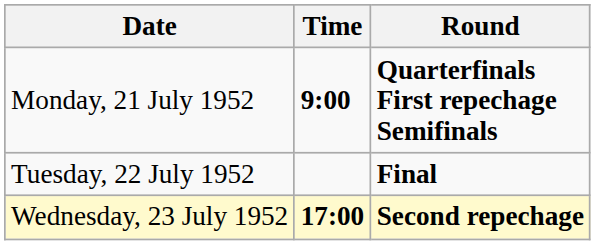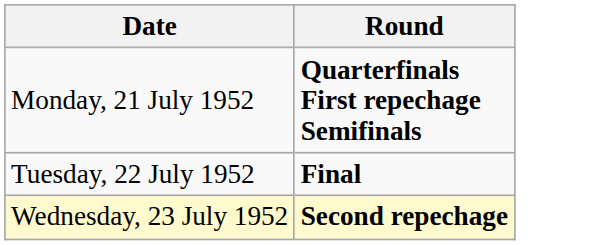- column: (332, 26)
